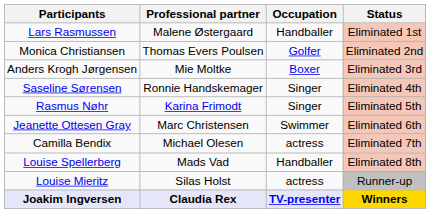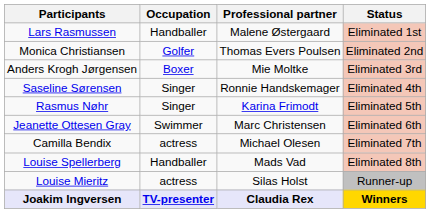columns swapped: (305, 14) <-> (203, 14)
